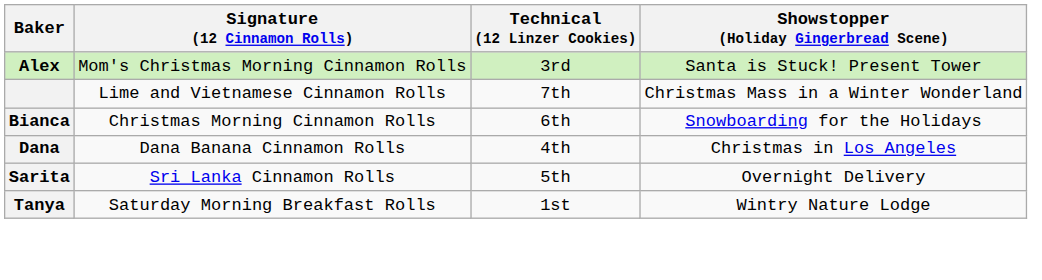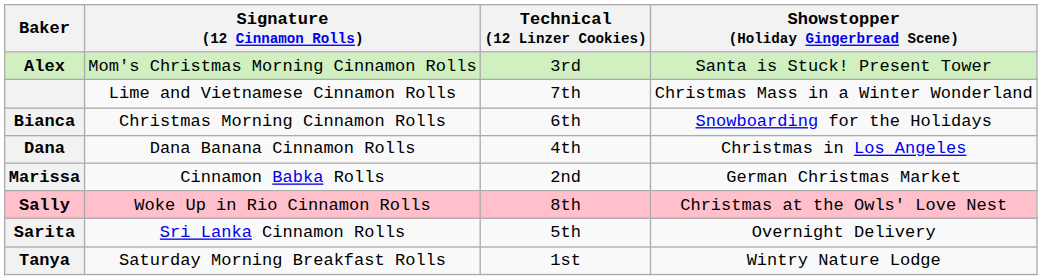+ row: (44, 177)
+ row: (44, 205)
